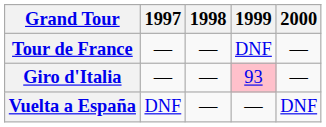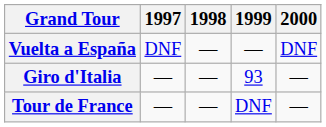rows swapped: (72, 106) <-> (72, 48)
(253, 77) pink background -> (253, 77) no background
